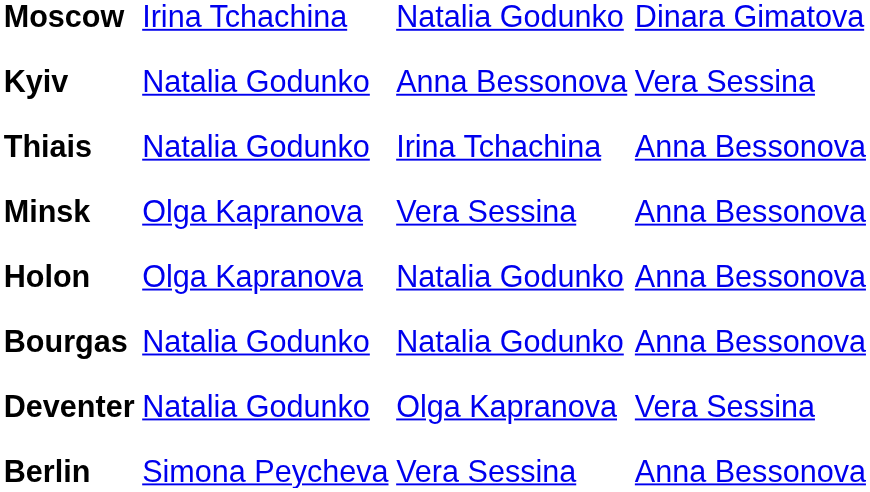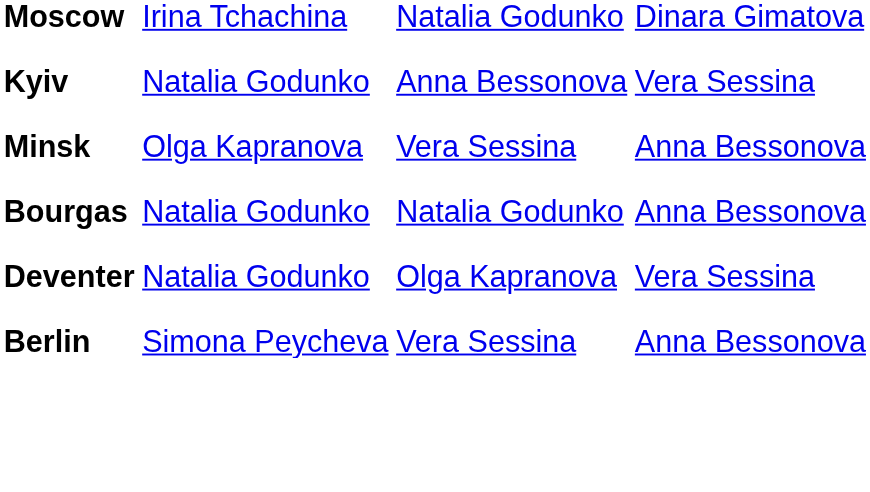- row: (48, 146)
- row: (47, 276)
